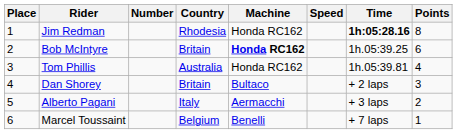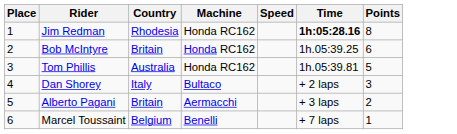- column: (152, 13)
(268, 49) bold -> (219, 49) normal
(418, 67) 4 -> (369, 67) 5
(195, 85) Britain -> (141, 85) Italy
(189, 102) Italy -> (147, 102) Britain
